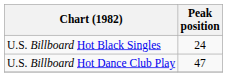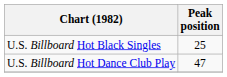(200, 44) 24 -> (200, 44) 25
